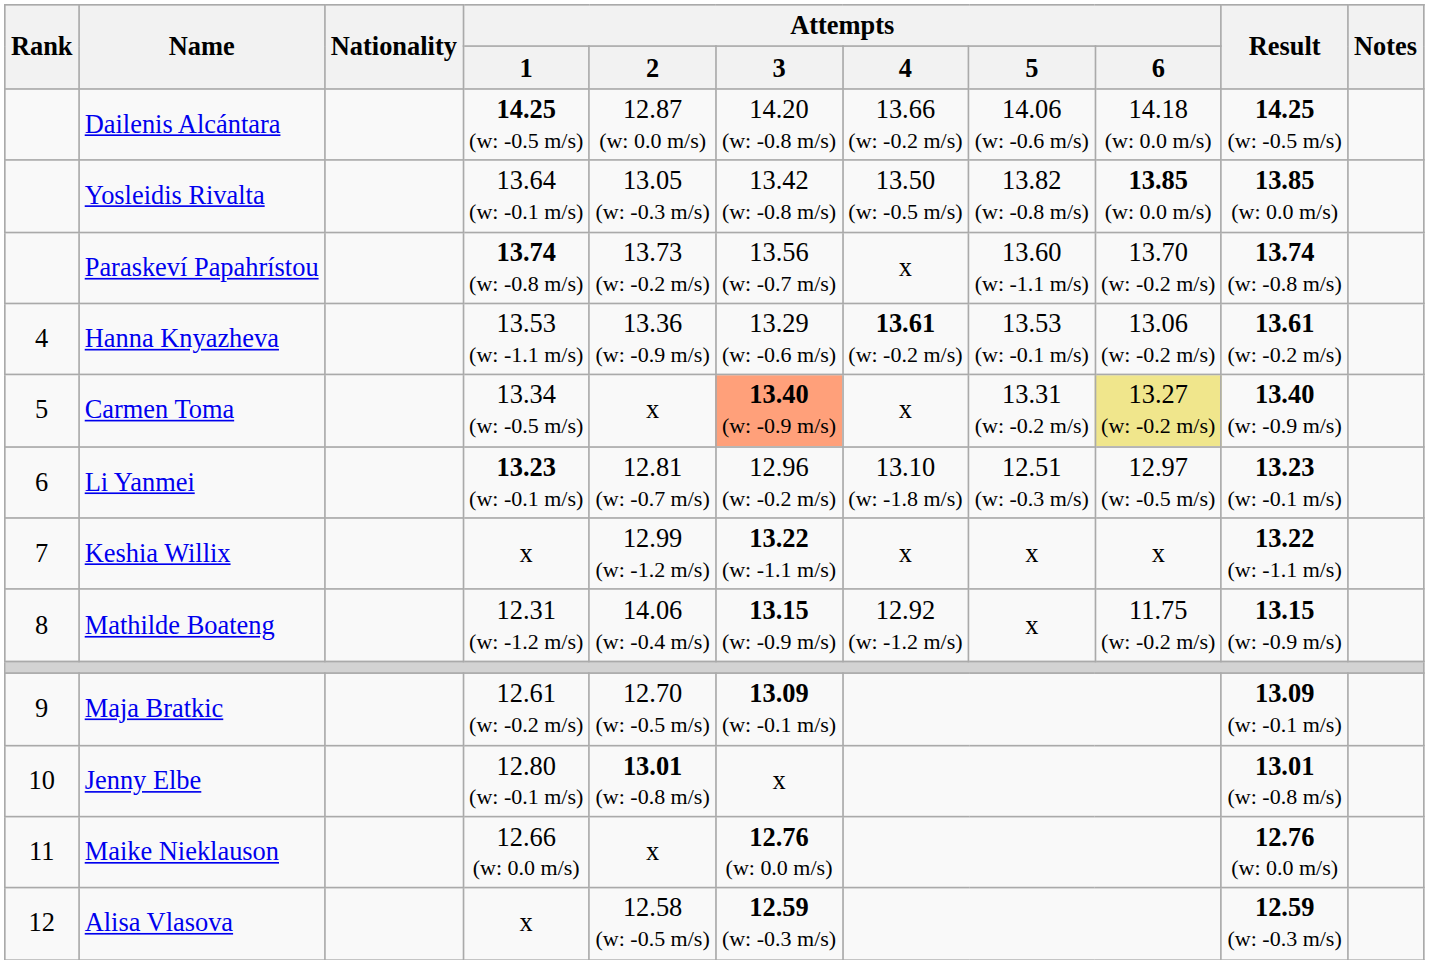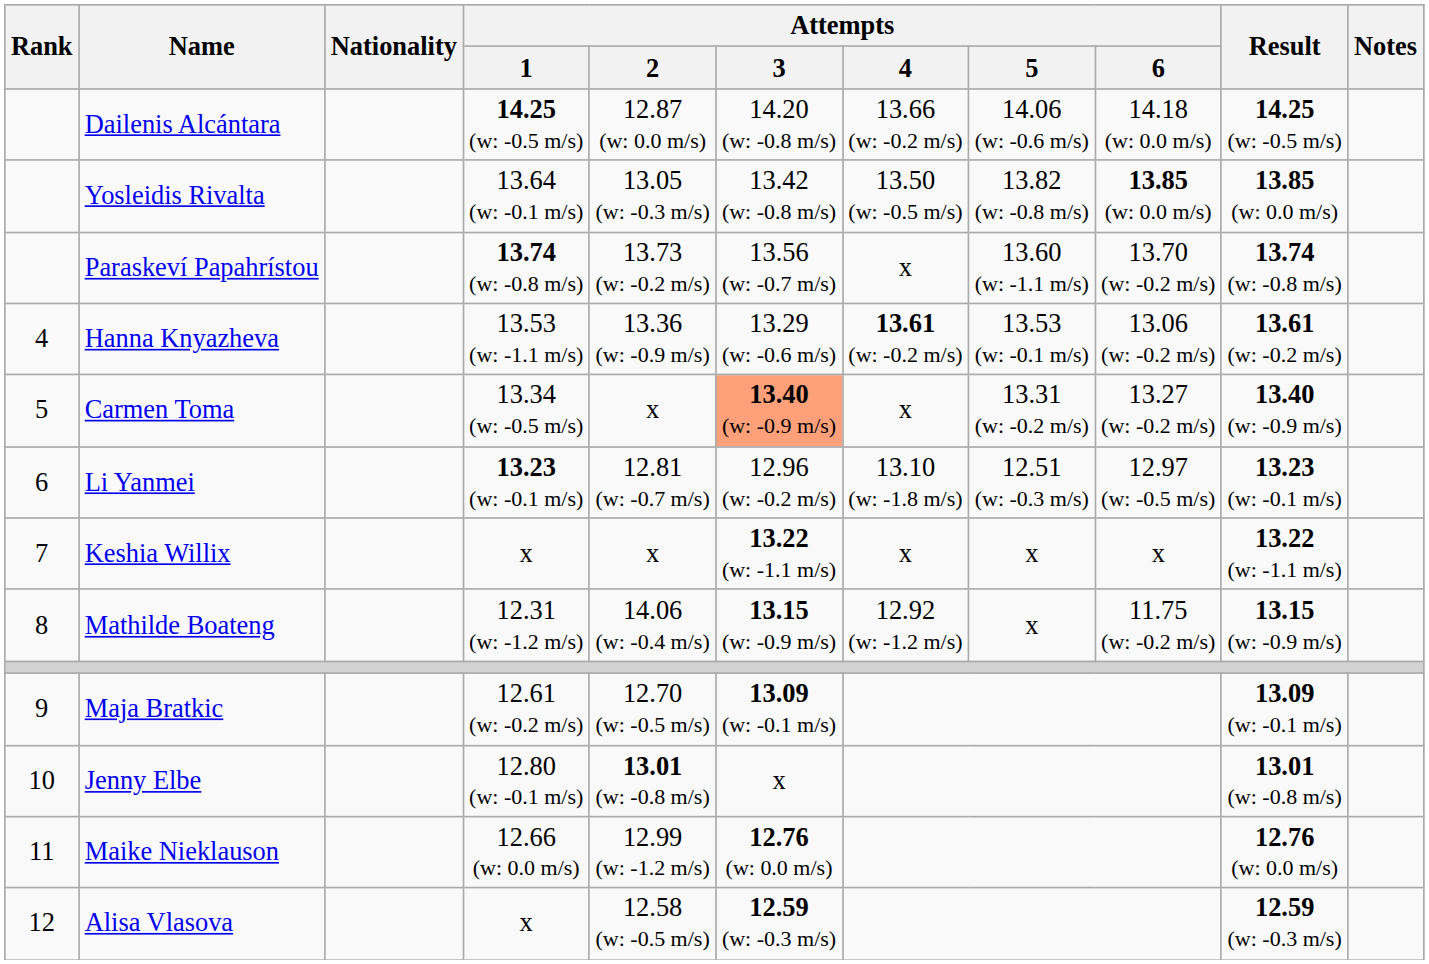(1158, 410) khaki background -> (1158, 410) no background
(653, 553) 12.99 (w: -1.2 m/s) -> (653, 553) x
(653, 851) x -> (653, 851) 12.99 (w: -1.2 m/s)
